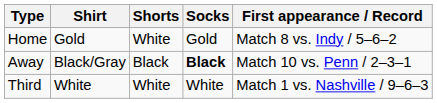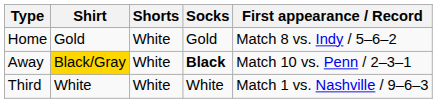(90, 62) no background -> (90, 62) gold background
(151, 62) Black -> (152, 62) White
